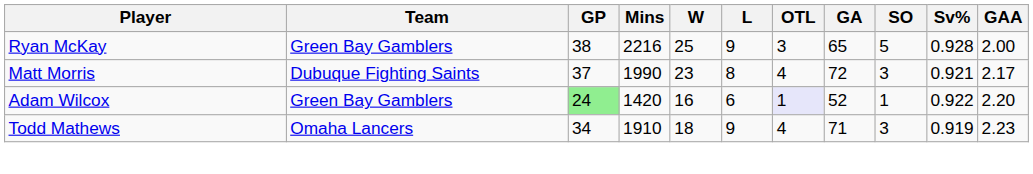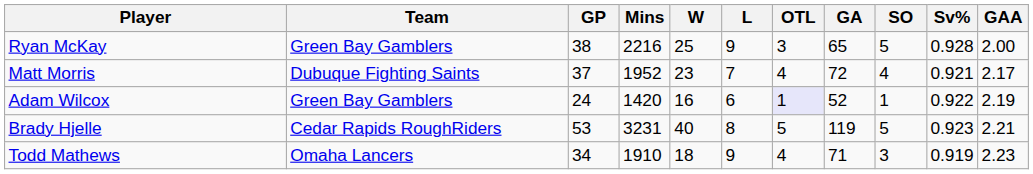(642, 73) 1990 -> (642, 73) 1952
(730, 73) 8 -> (730, 73) 7
(884, 73) 3 -> (884, 73) 4
(581, 100) lightgreen background -> (581, 100) no background
(998, 100) 2.20 -> (998, 100) 2.19
+ row: (55, 127)
